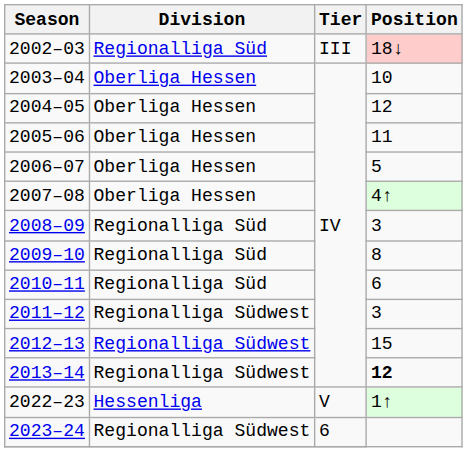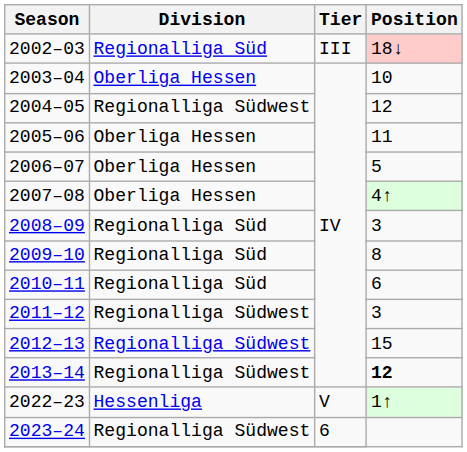(175, 108) Oberliga Hessen -> (202, 108) Regionalliga Südwest
